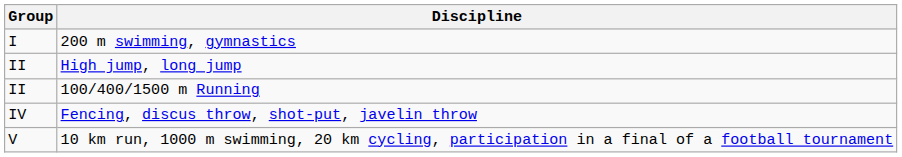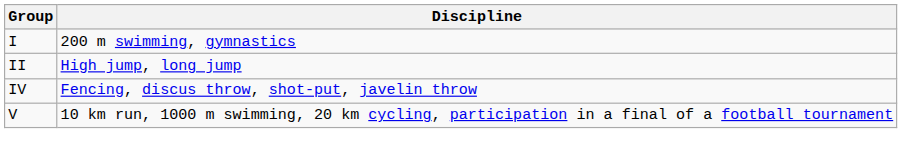- row: (160, 91)
